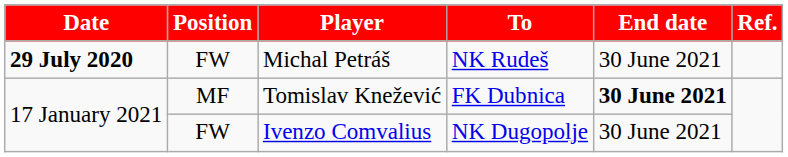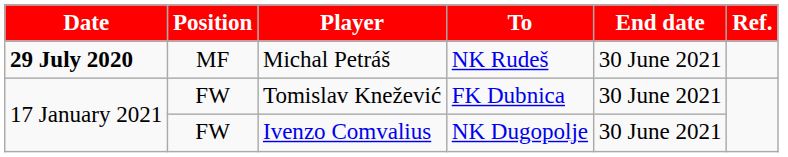(213, 59) FW -> (213, 59) MF
(213, 95) MF -> (213, 95) FW
(663, 95) bold -> (660, 95) normal
